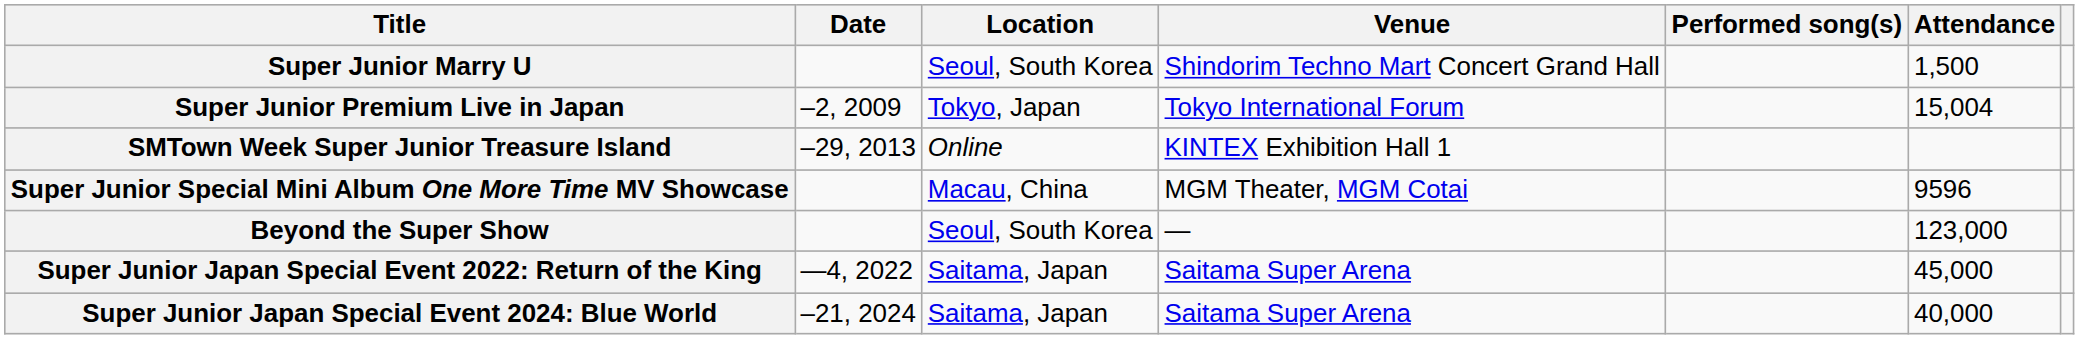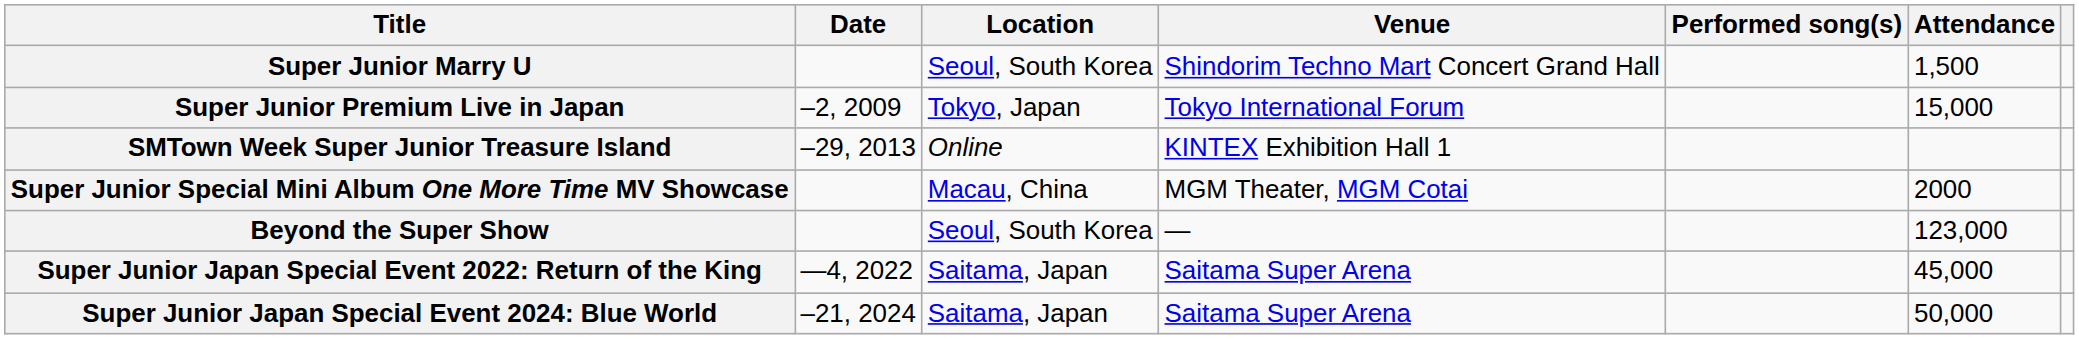(1954, 107) 15,004 -> (1954, 107) 15,000
(1943, 189) 9596 -> (1943, 189) 2000
(1954, 312) 40,000 -> (1954, 312) 50,000
